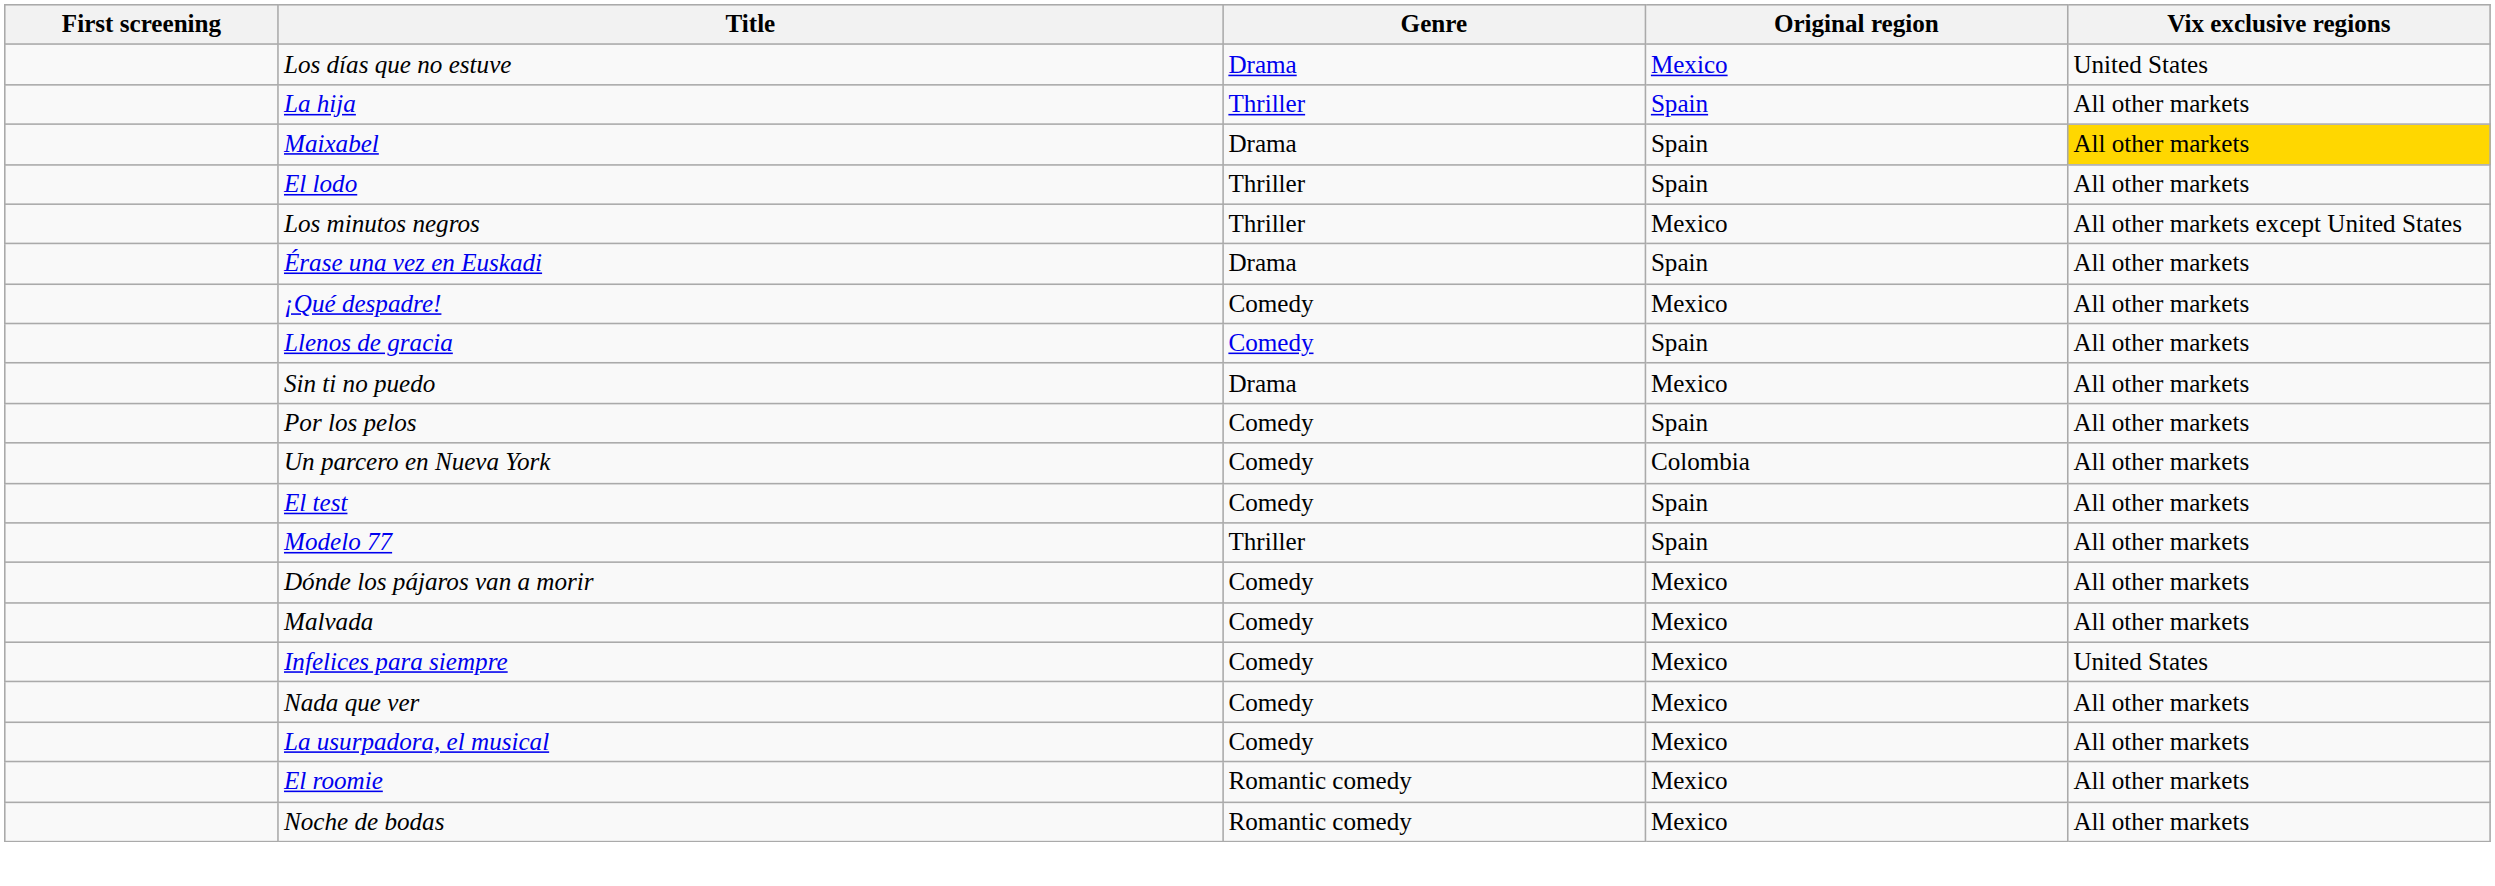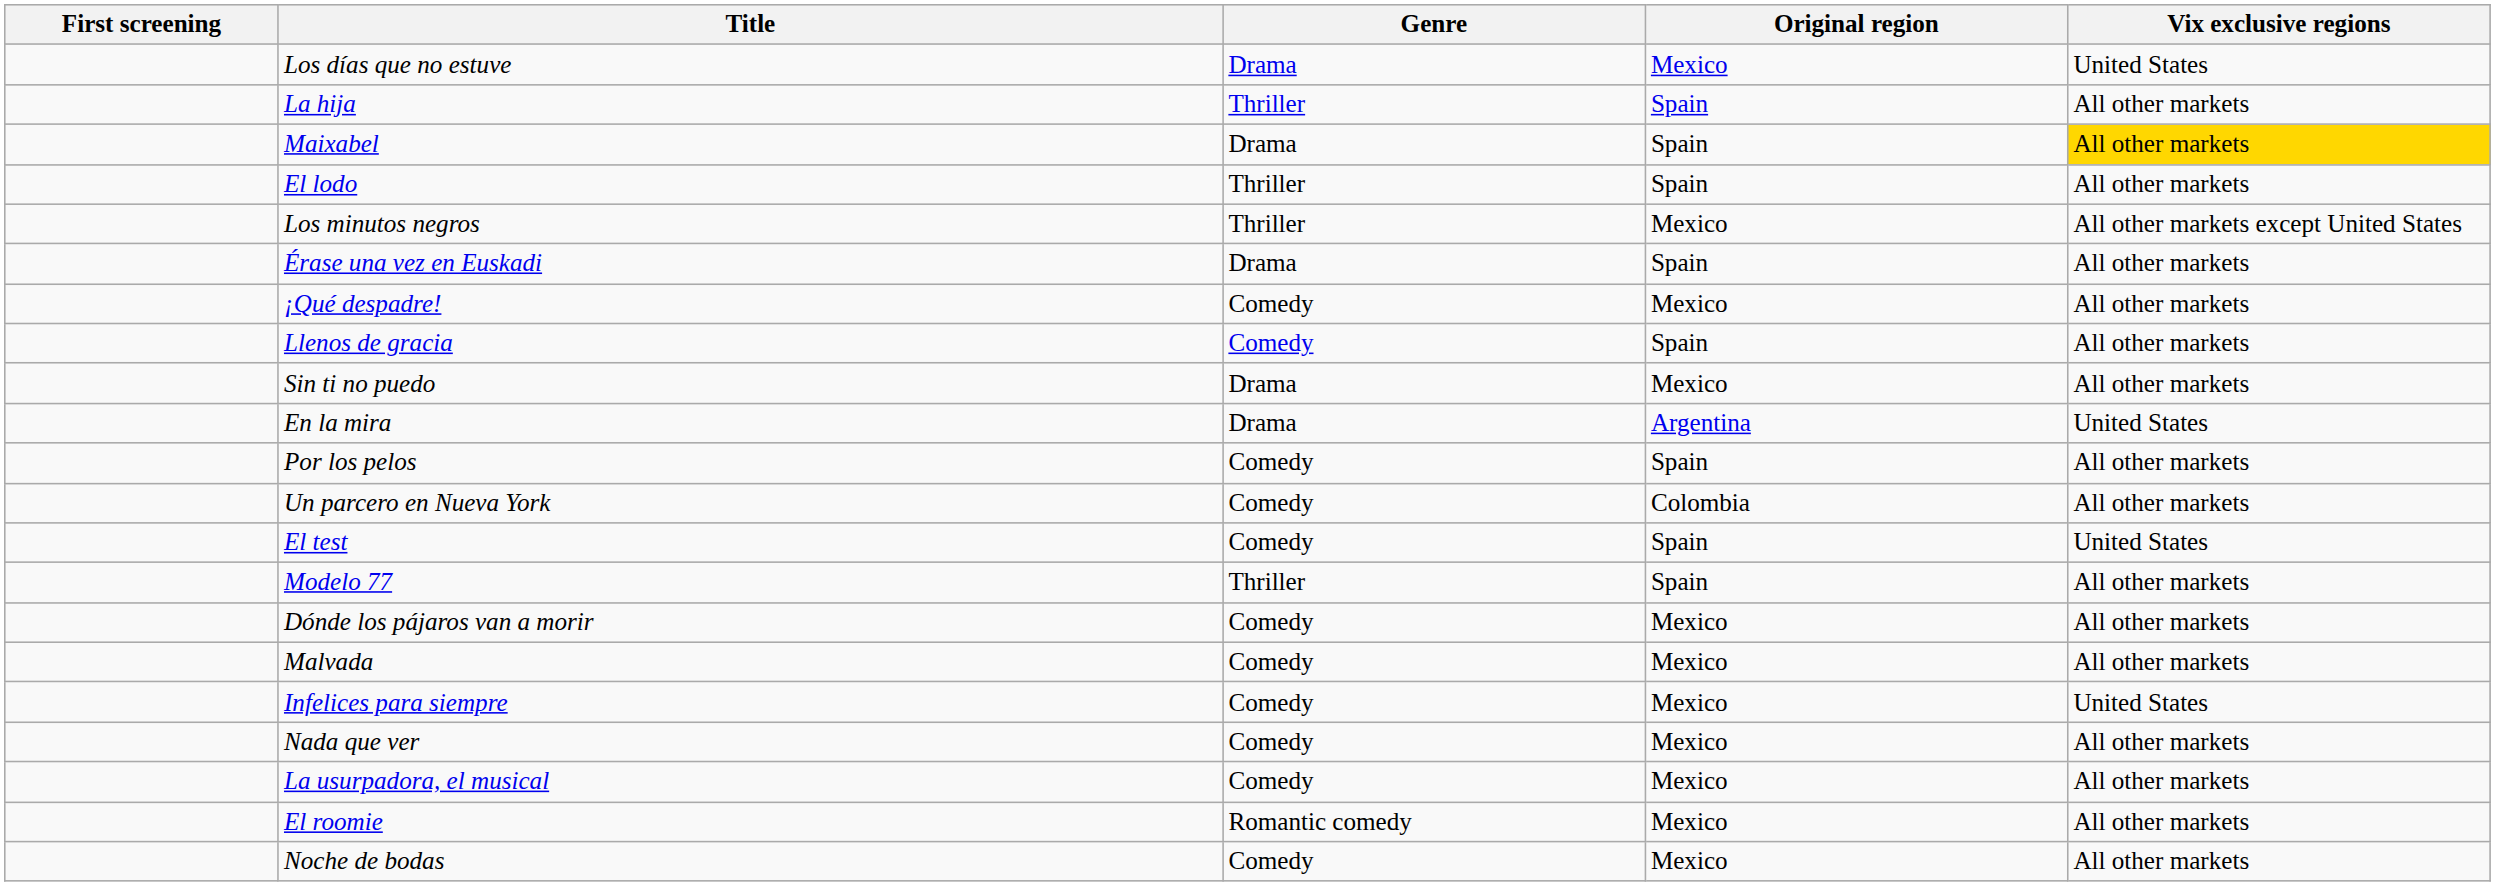+ row: (338, 422)
(2161, 502) All other markets -> (2141, 542) United States
(1320, 821) Romantic comedy -> (1271, 861) Comedy
